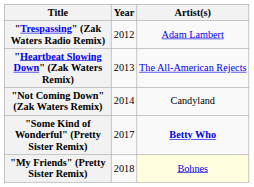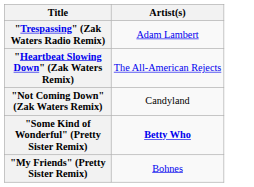- column: (124, 12)
(193, 168) lightyellow background -> (168, 168) no background
